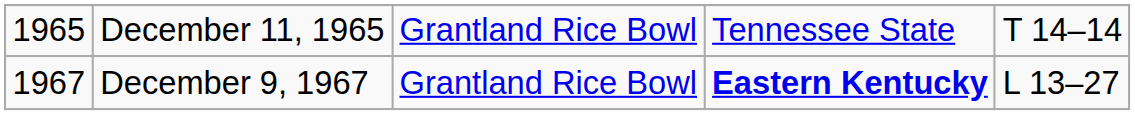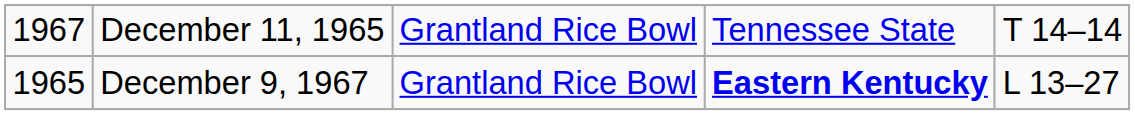(49, 30) 1965 -> (49, 30) 1967
(49, 82) 1967 -> (49, 82) 1965
